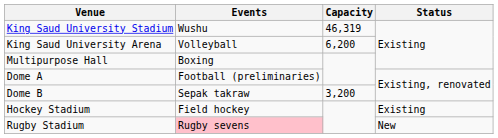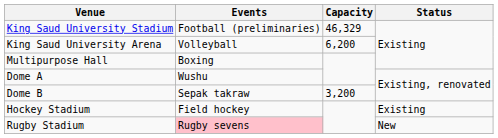(193, 29) Wushu -> (249, 29) Football (preliminaries)
(343, 29) 46,319 -> (343, 29) 46,329
(249, 77) Football (preliminaries) -> (193, 77) Wushu
